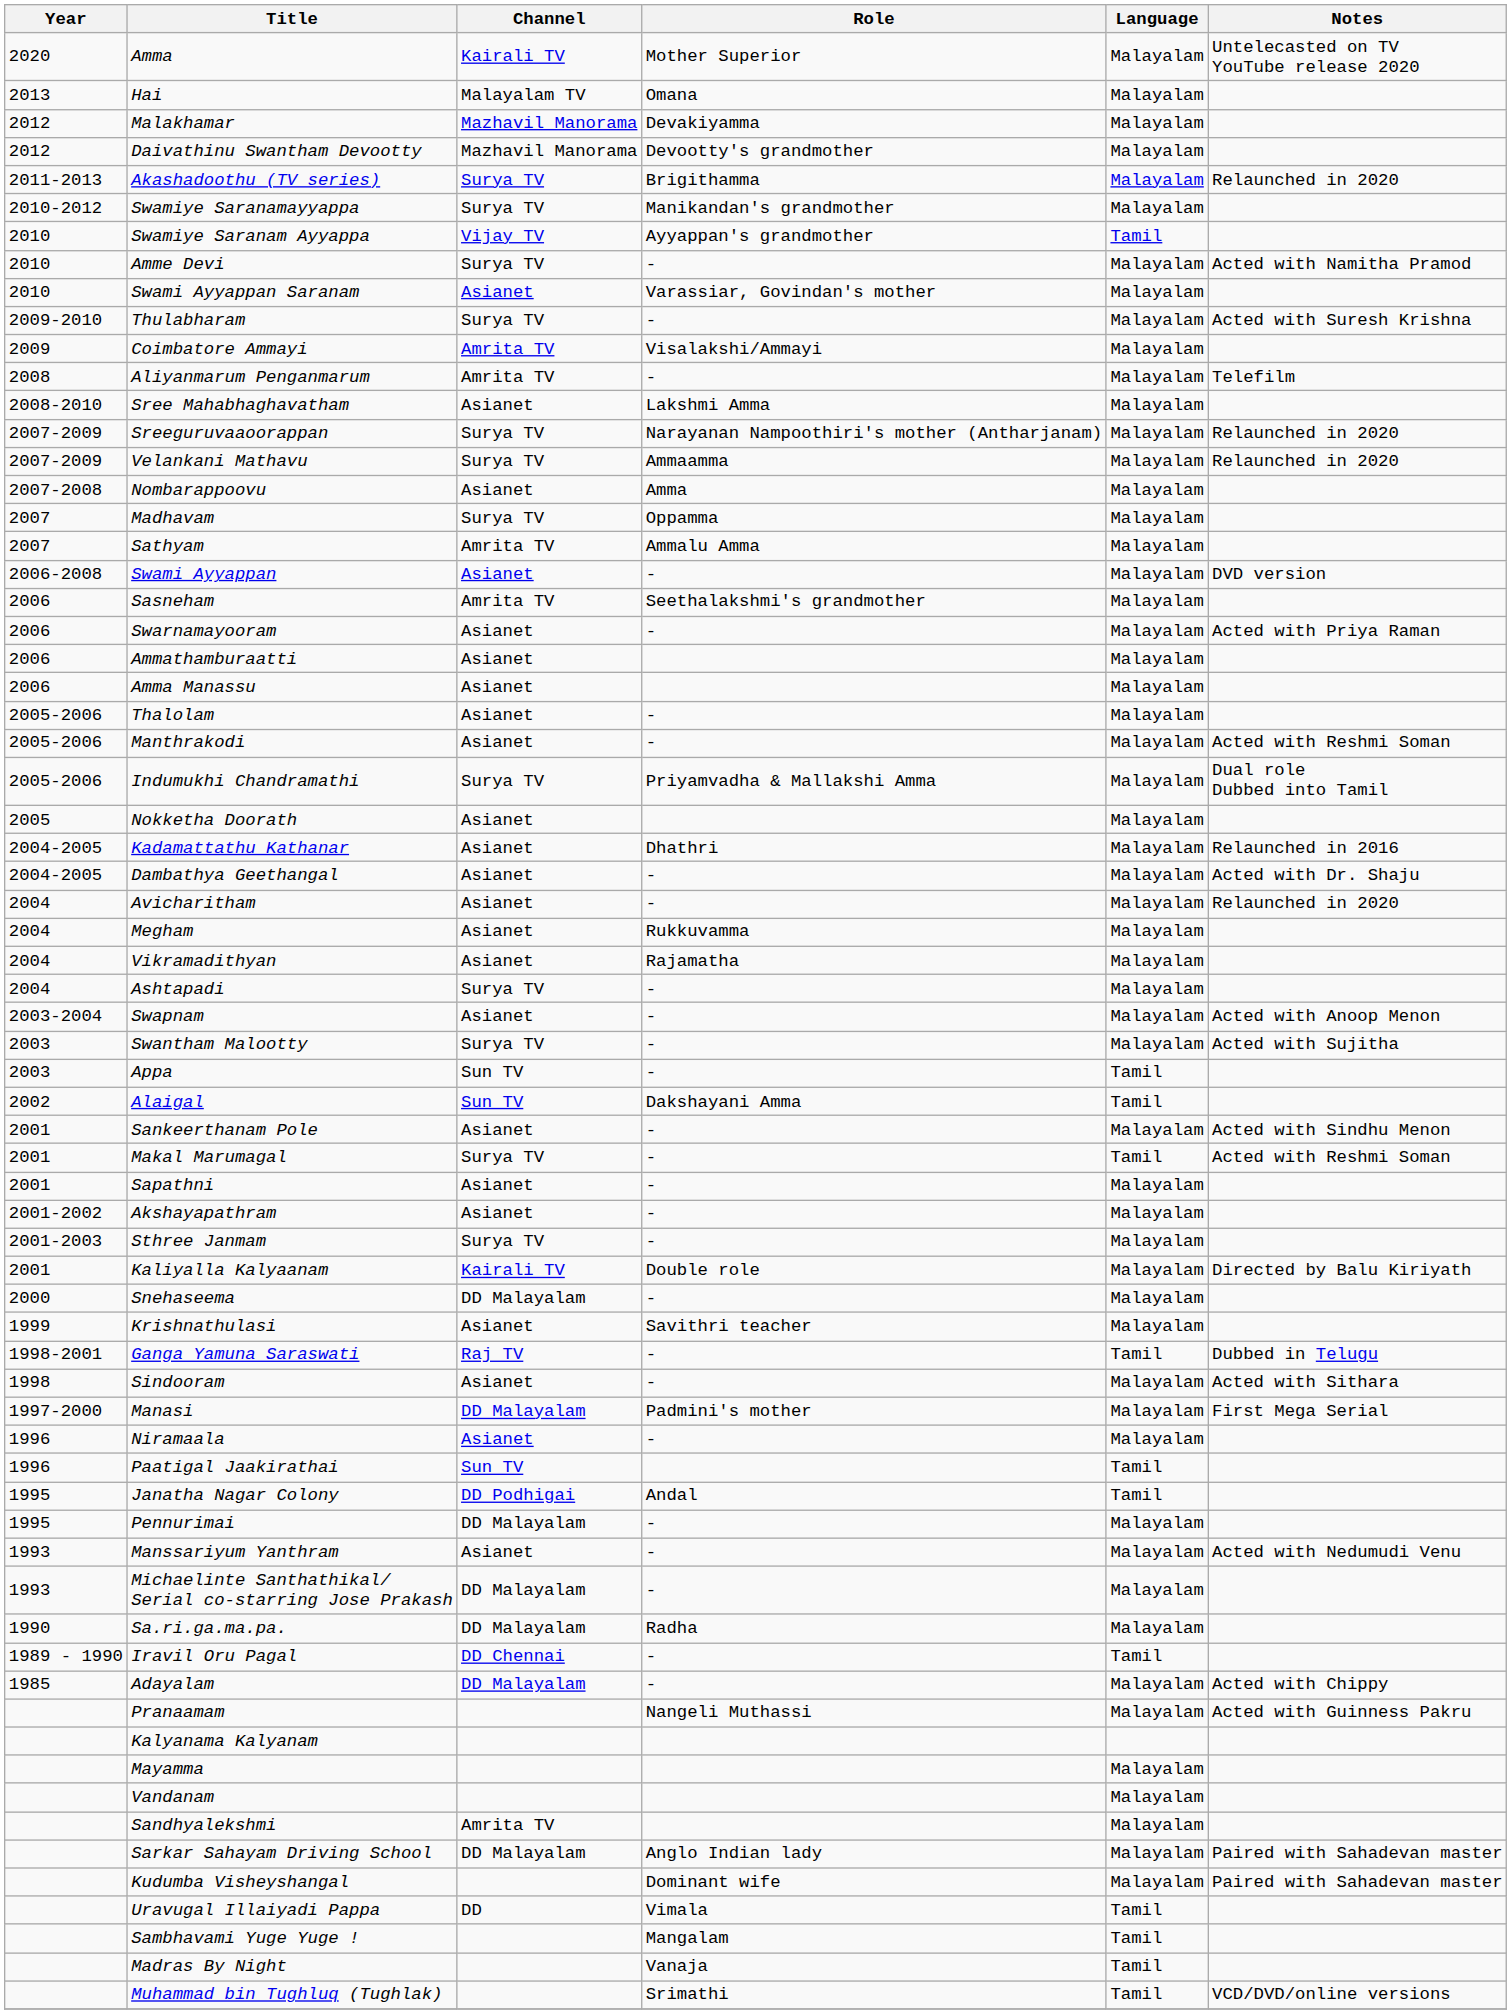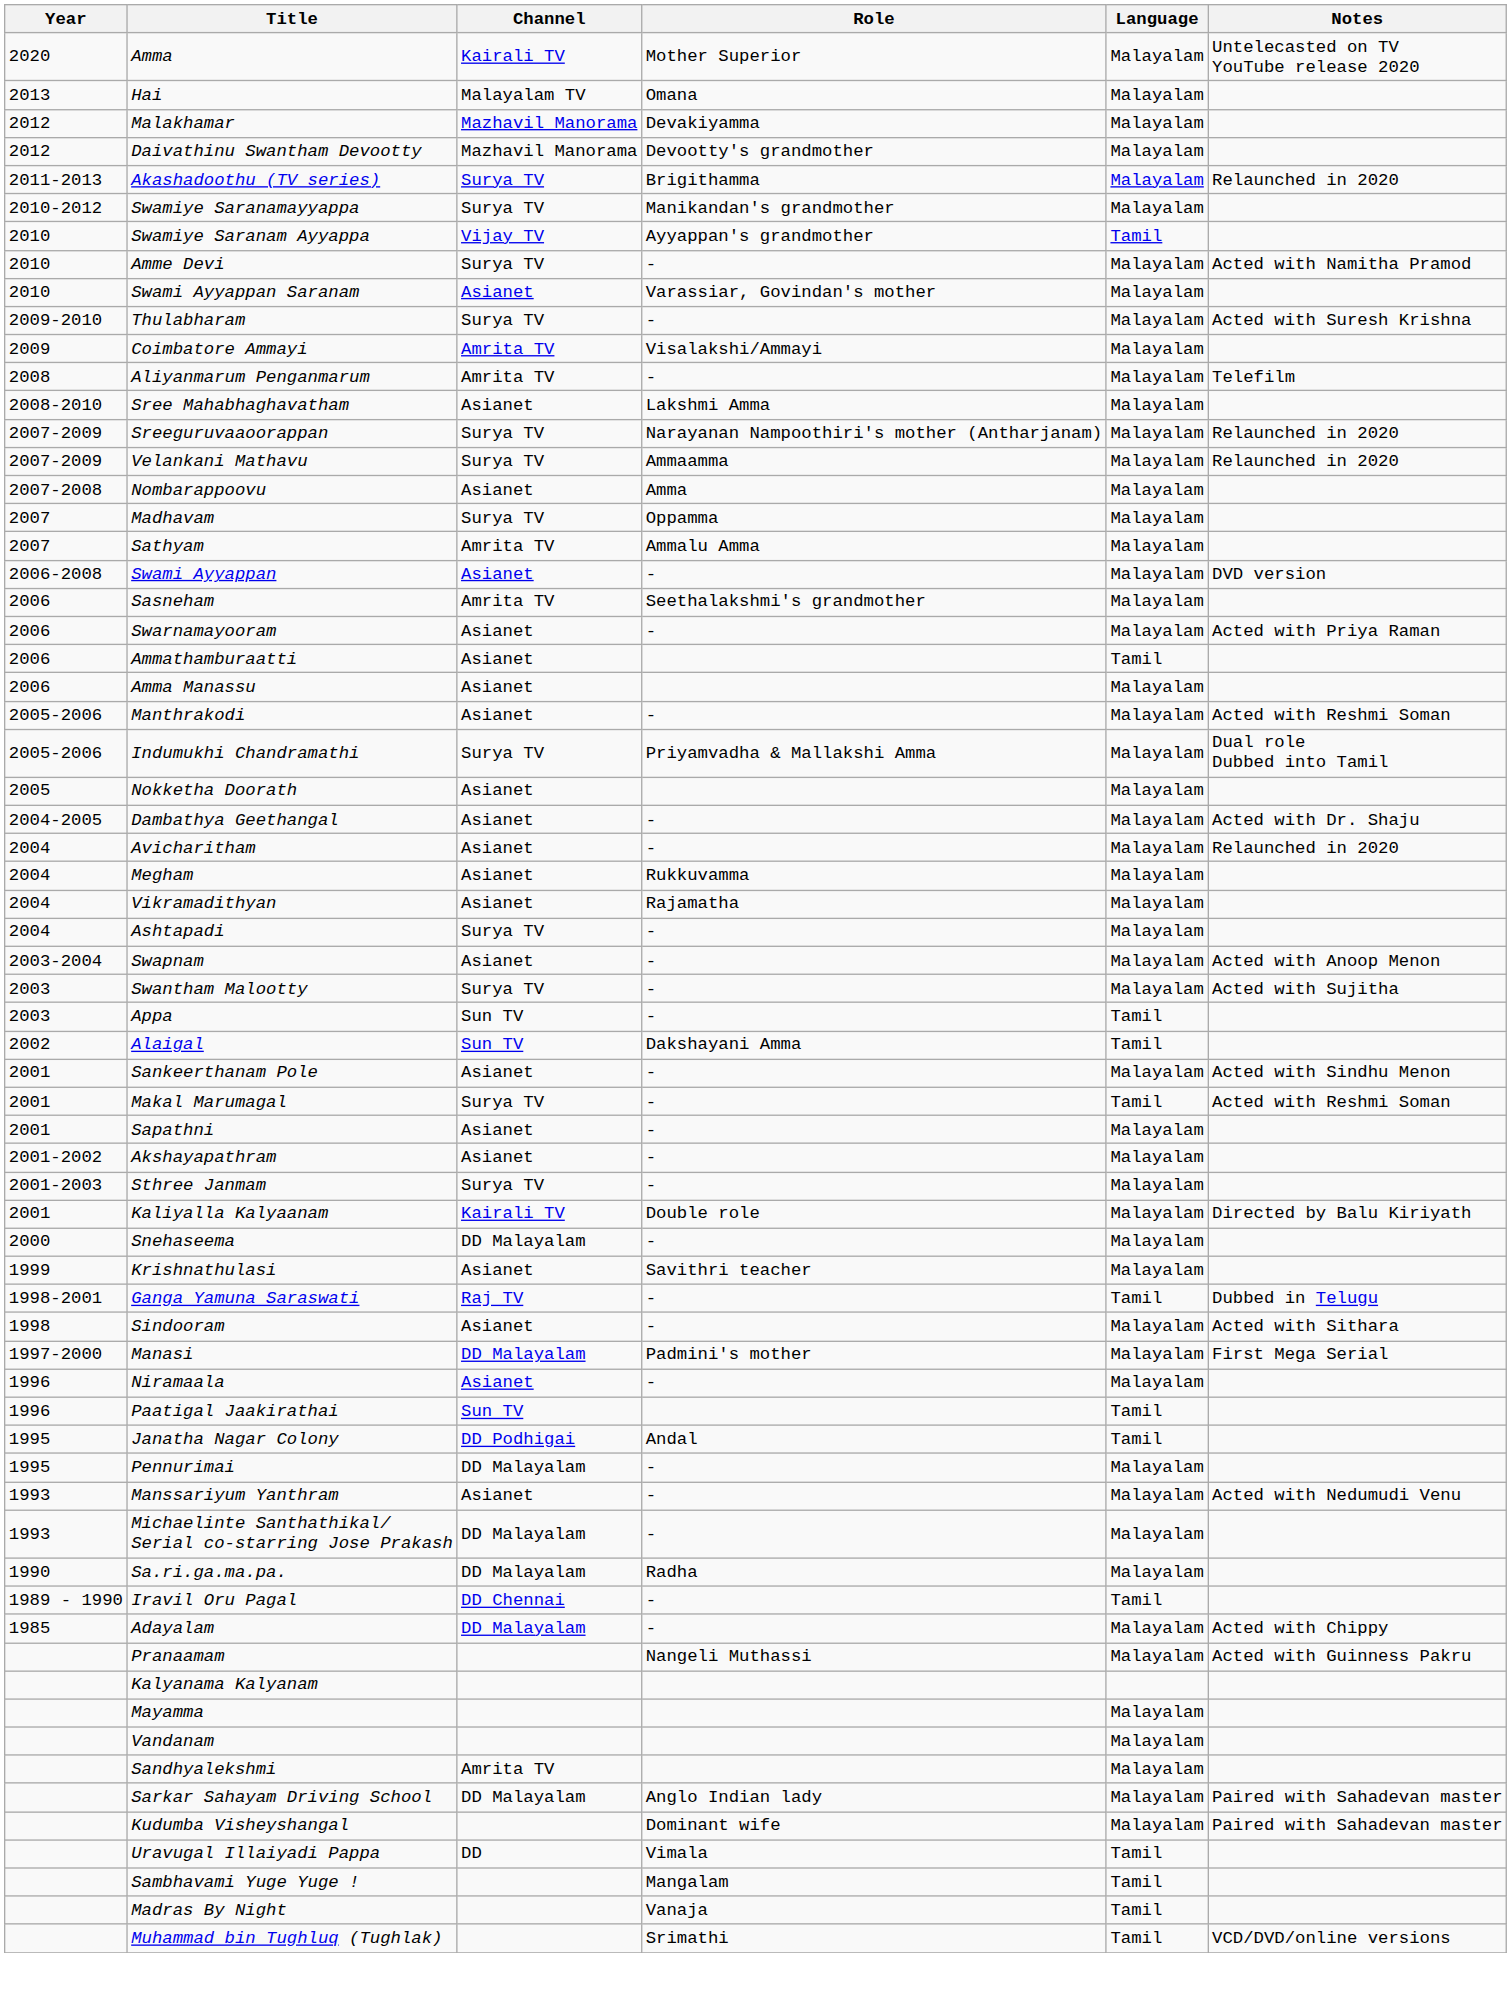(1157, 659) Malayalam -> (1136, 659) Tamil
- row: (173, 715)
- row: (240, 848)
